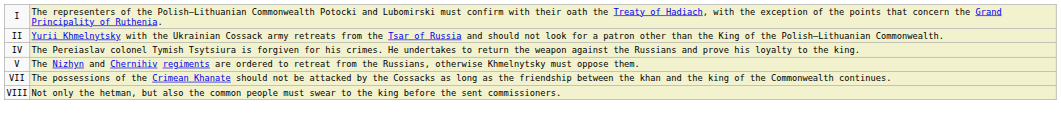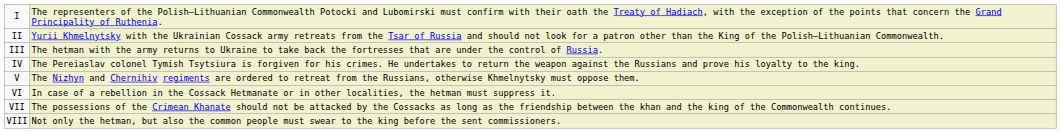+ row: (17, 50)
+ row: (17, 92)
